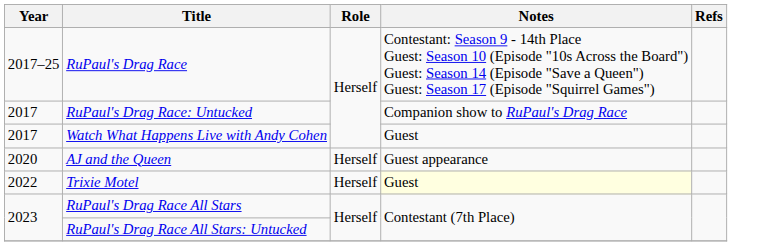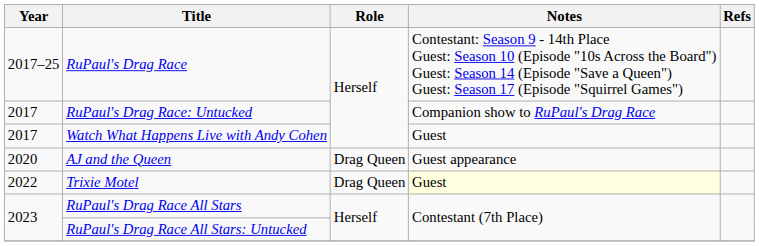(355, 159) Herself -> (370, 159) Drag Queen
(355, 182) Herself -> (370, 182) Drag Queen
